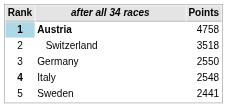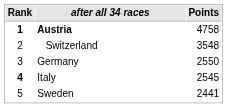(20, 30) lightblue background -> (20, 30) no background
(208, 46) 3518 -> (208, 46) 3548
(208, 78) 2548 -> (208, 78) 2545
